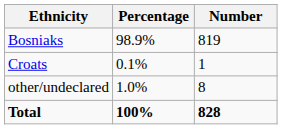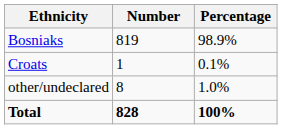columns swapped: (236, 16) <-> (154, 16)
